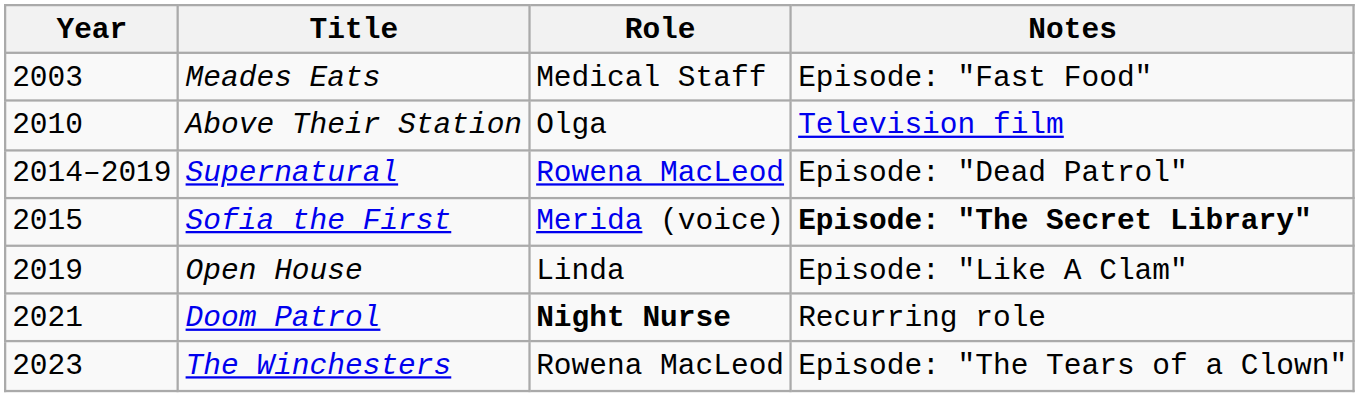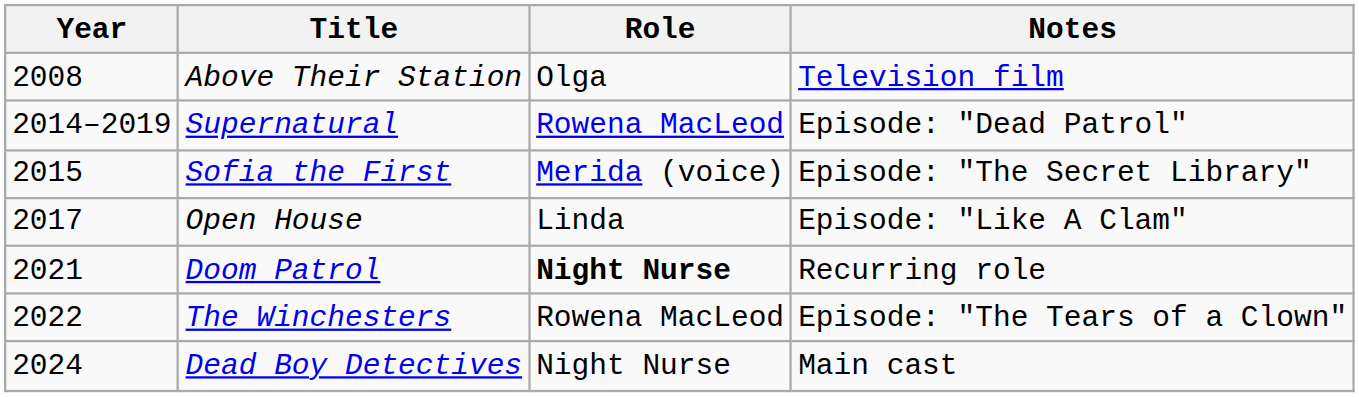- row: (283, 77)
(48, 125) 2010 -> (48, 77) 2008
(1055, 222) bold -> (1055, 173) normal
(48, 270) 2019 -> (48, 222) 2017
(48, 366) 2023 -> (48, 318) 2022
+ row: (354, 366)
